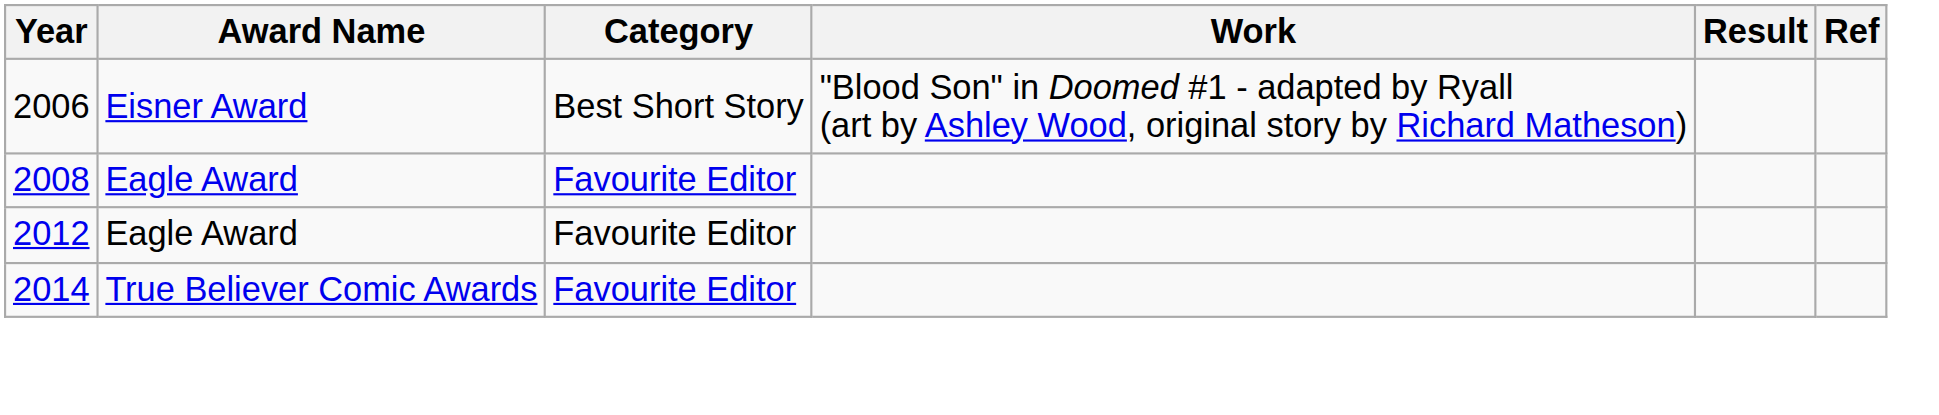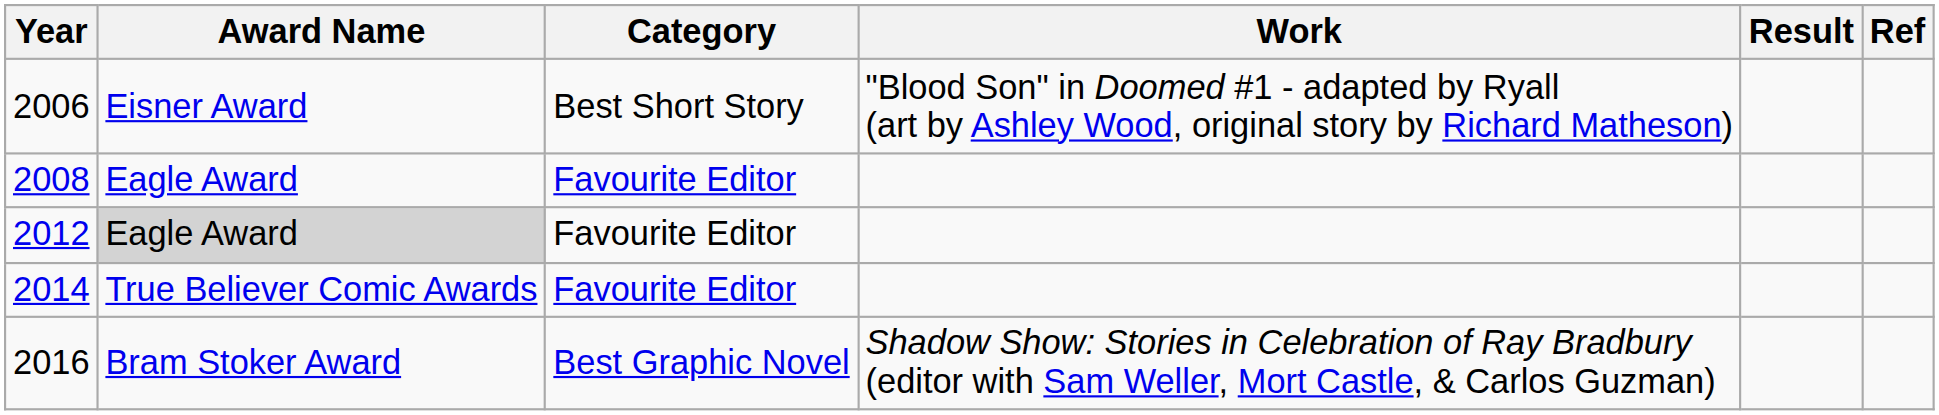(202, 234) no background -> (202, 234) lightgrey background
+ row: (51, 362)
